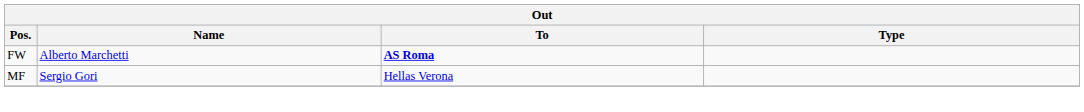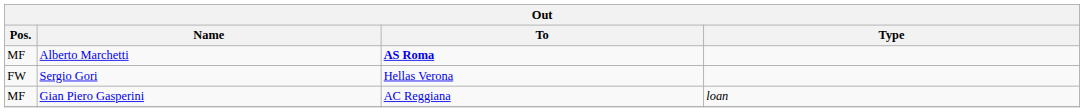(17, 55) FW -> (16, 55) MF
(16, 76) MF -> (17, 76) FW
+ row: (92, 96)
